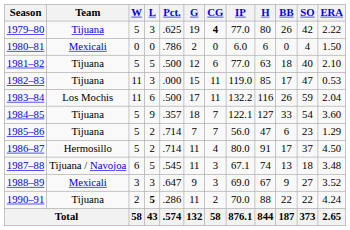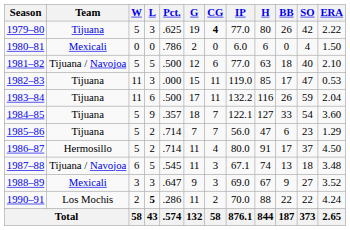(88, 64) Tijuana -> (88, 64) Tijuana / Navojoa
(88, 98) Los Mochis -> (88, 98) Tijuana
(88, 200) Tijuana -> (88, 200) Los Mochis
